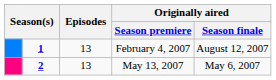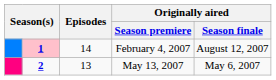(41, 48) no background -> (41, 48) pink background
(86, 48) 13 -> (86, 48) 14
